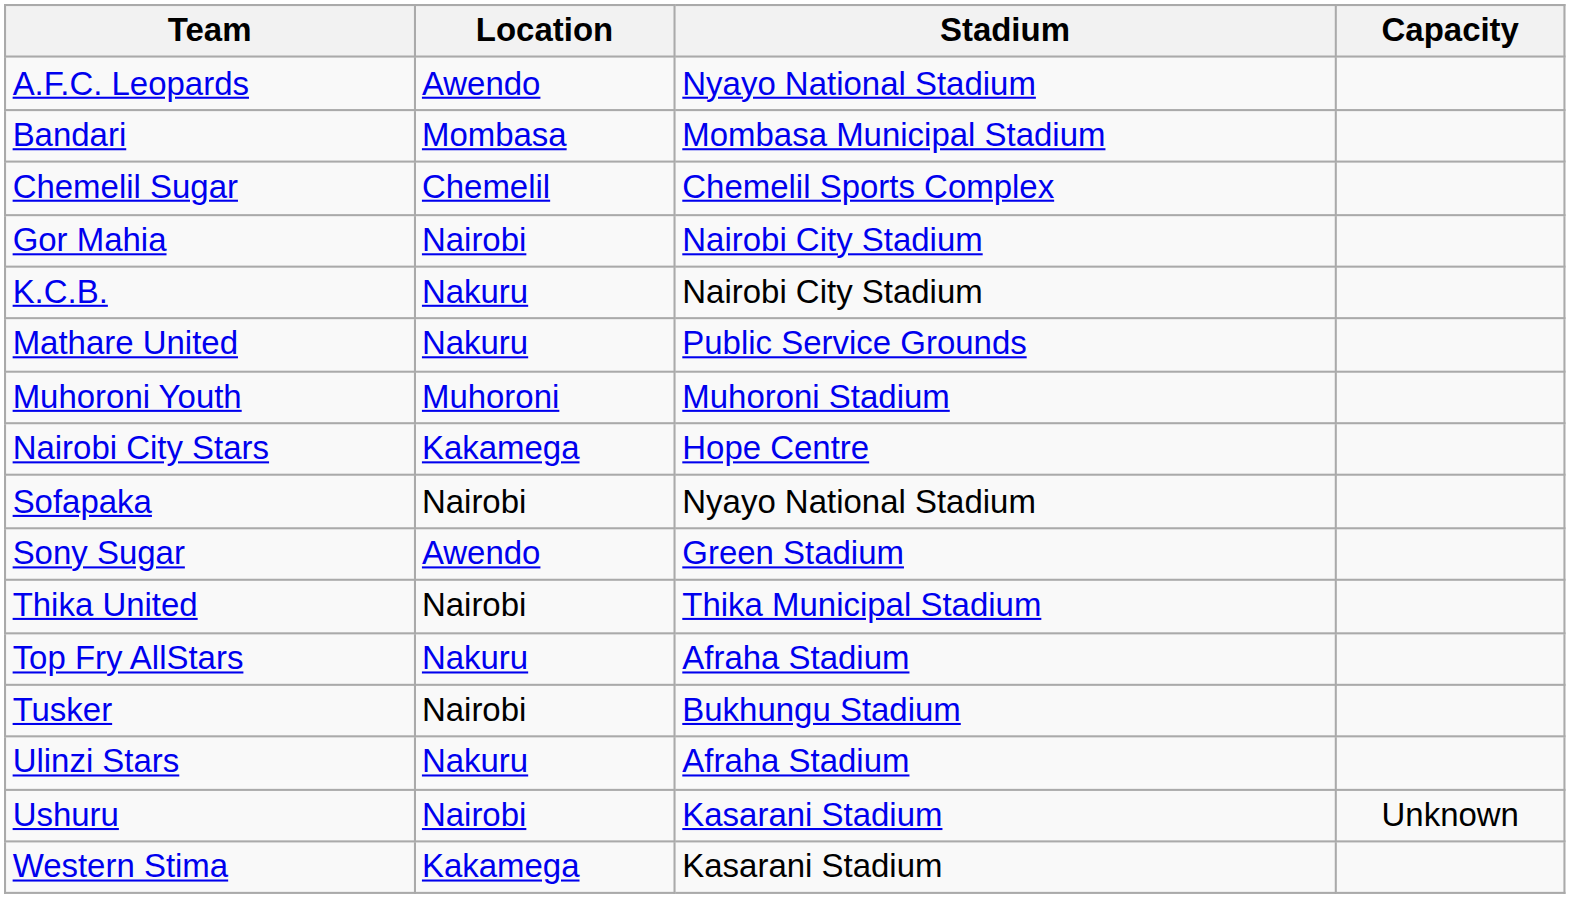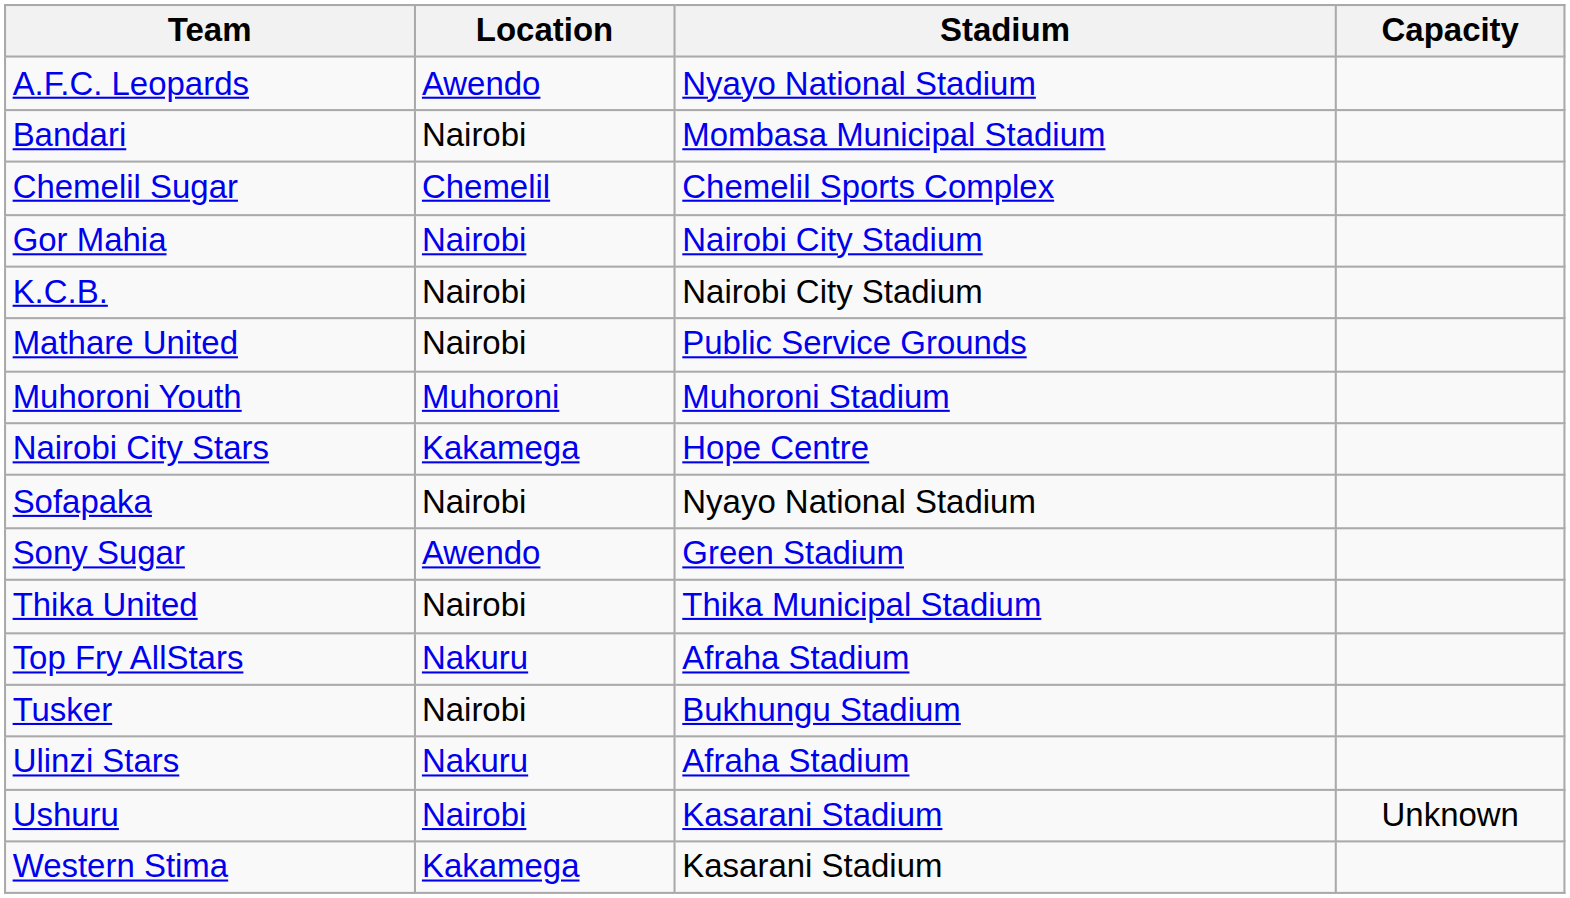(494, 135) Mombasa -> (474, 135) Nairobi
(475, 291) Nakuru -> (474, 291) Nairobi
(475, 344) Nakuru -> (474, 344) Nairobi
